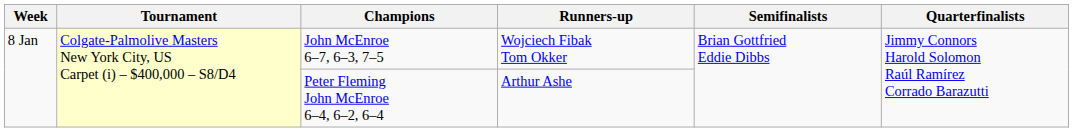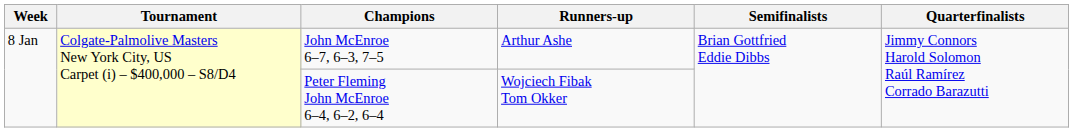(546, 48) Wojciech Fibak Tom Okker -> (537, 40) Arthur Ashe
(537, 81) Arthur Ashe -> (546, 89) Wojciech Fibak Tom Okker
